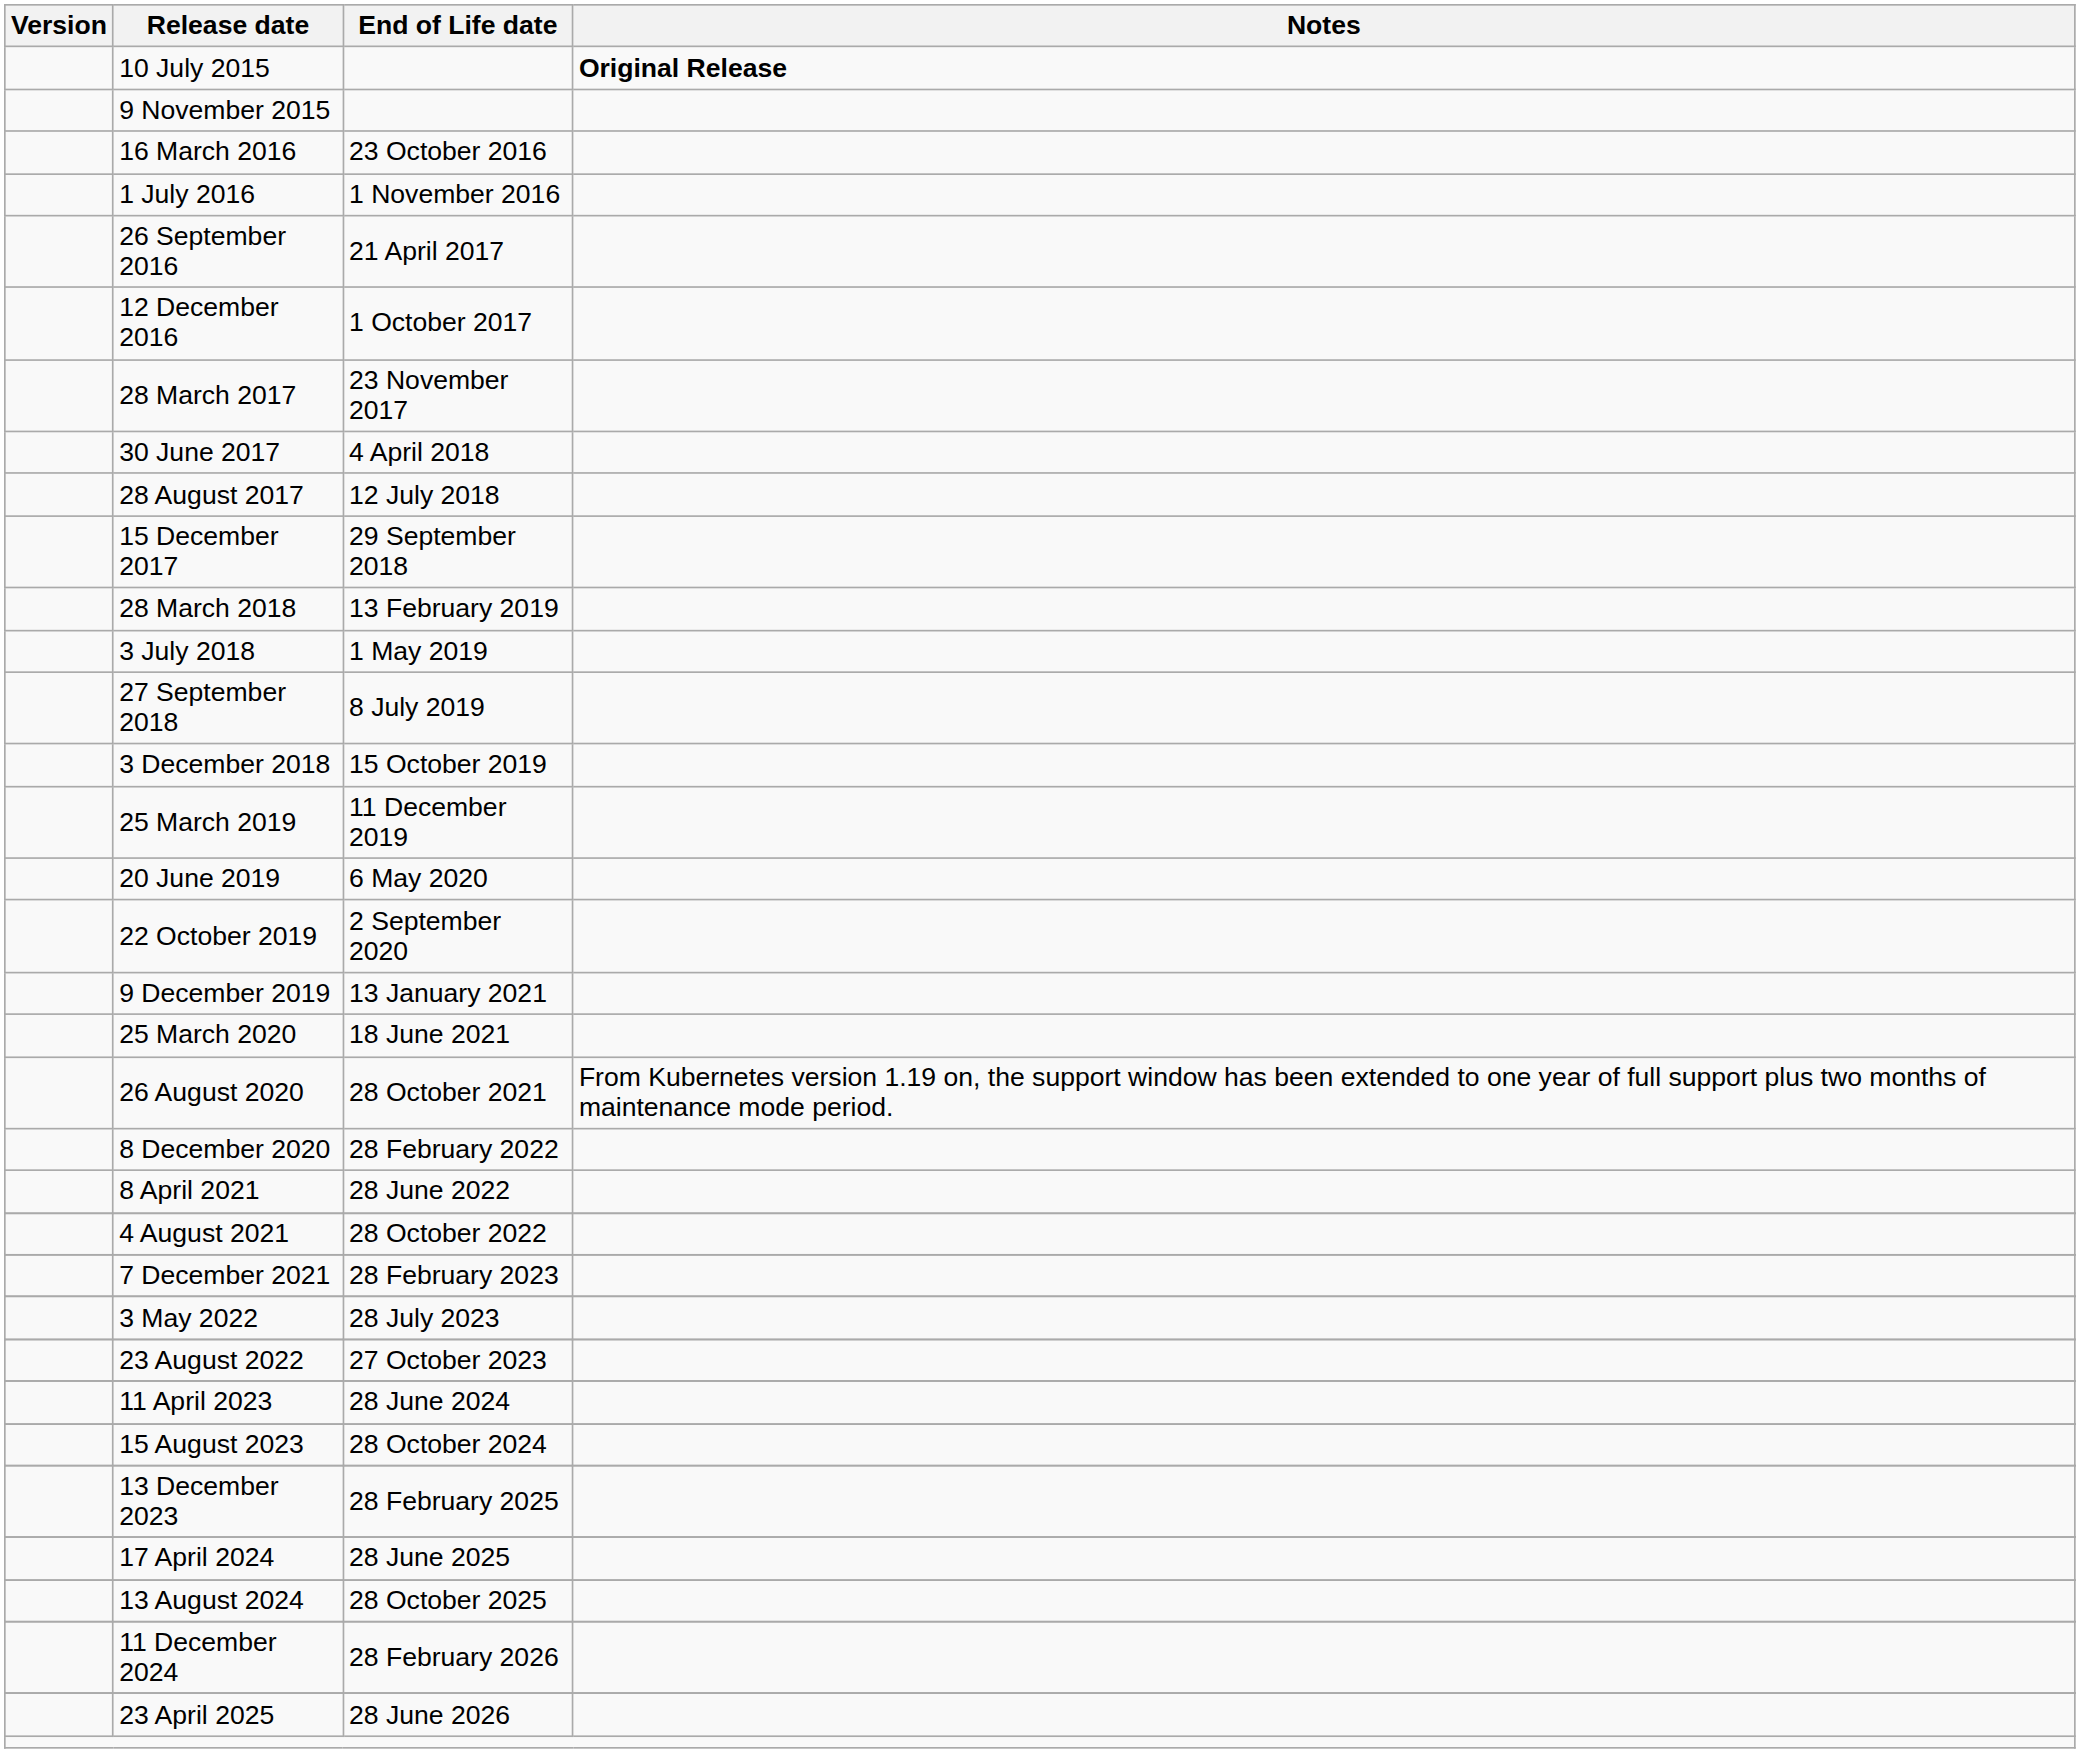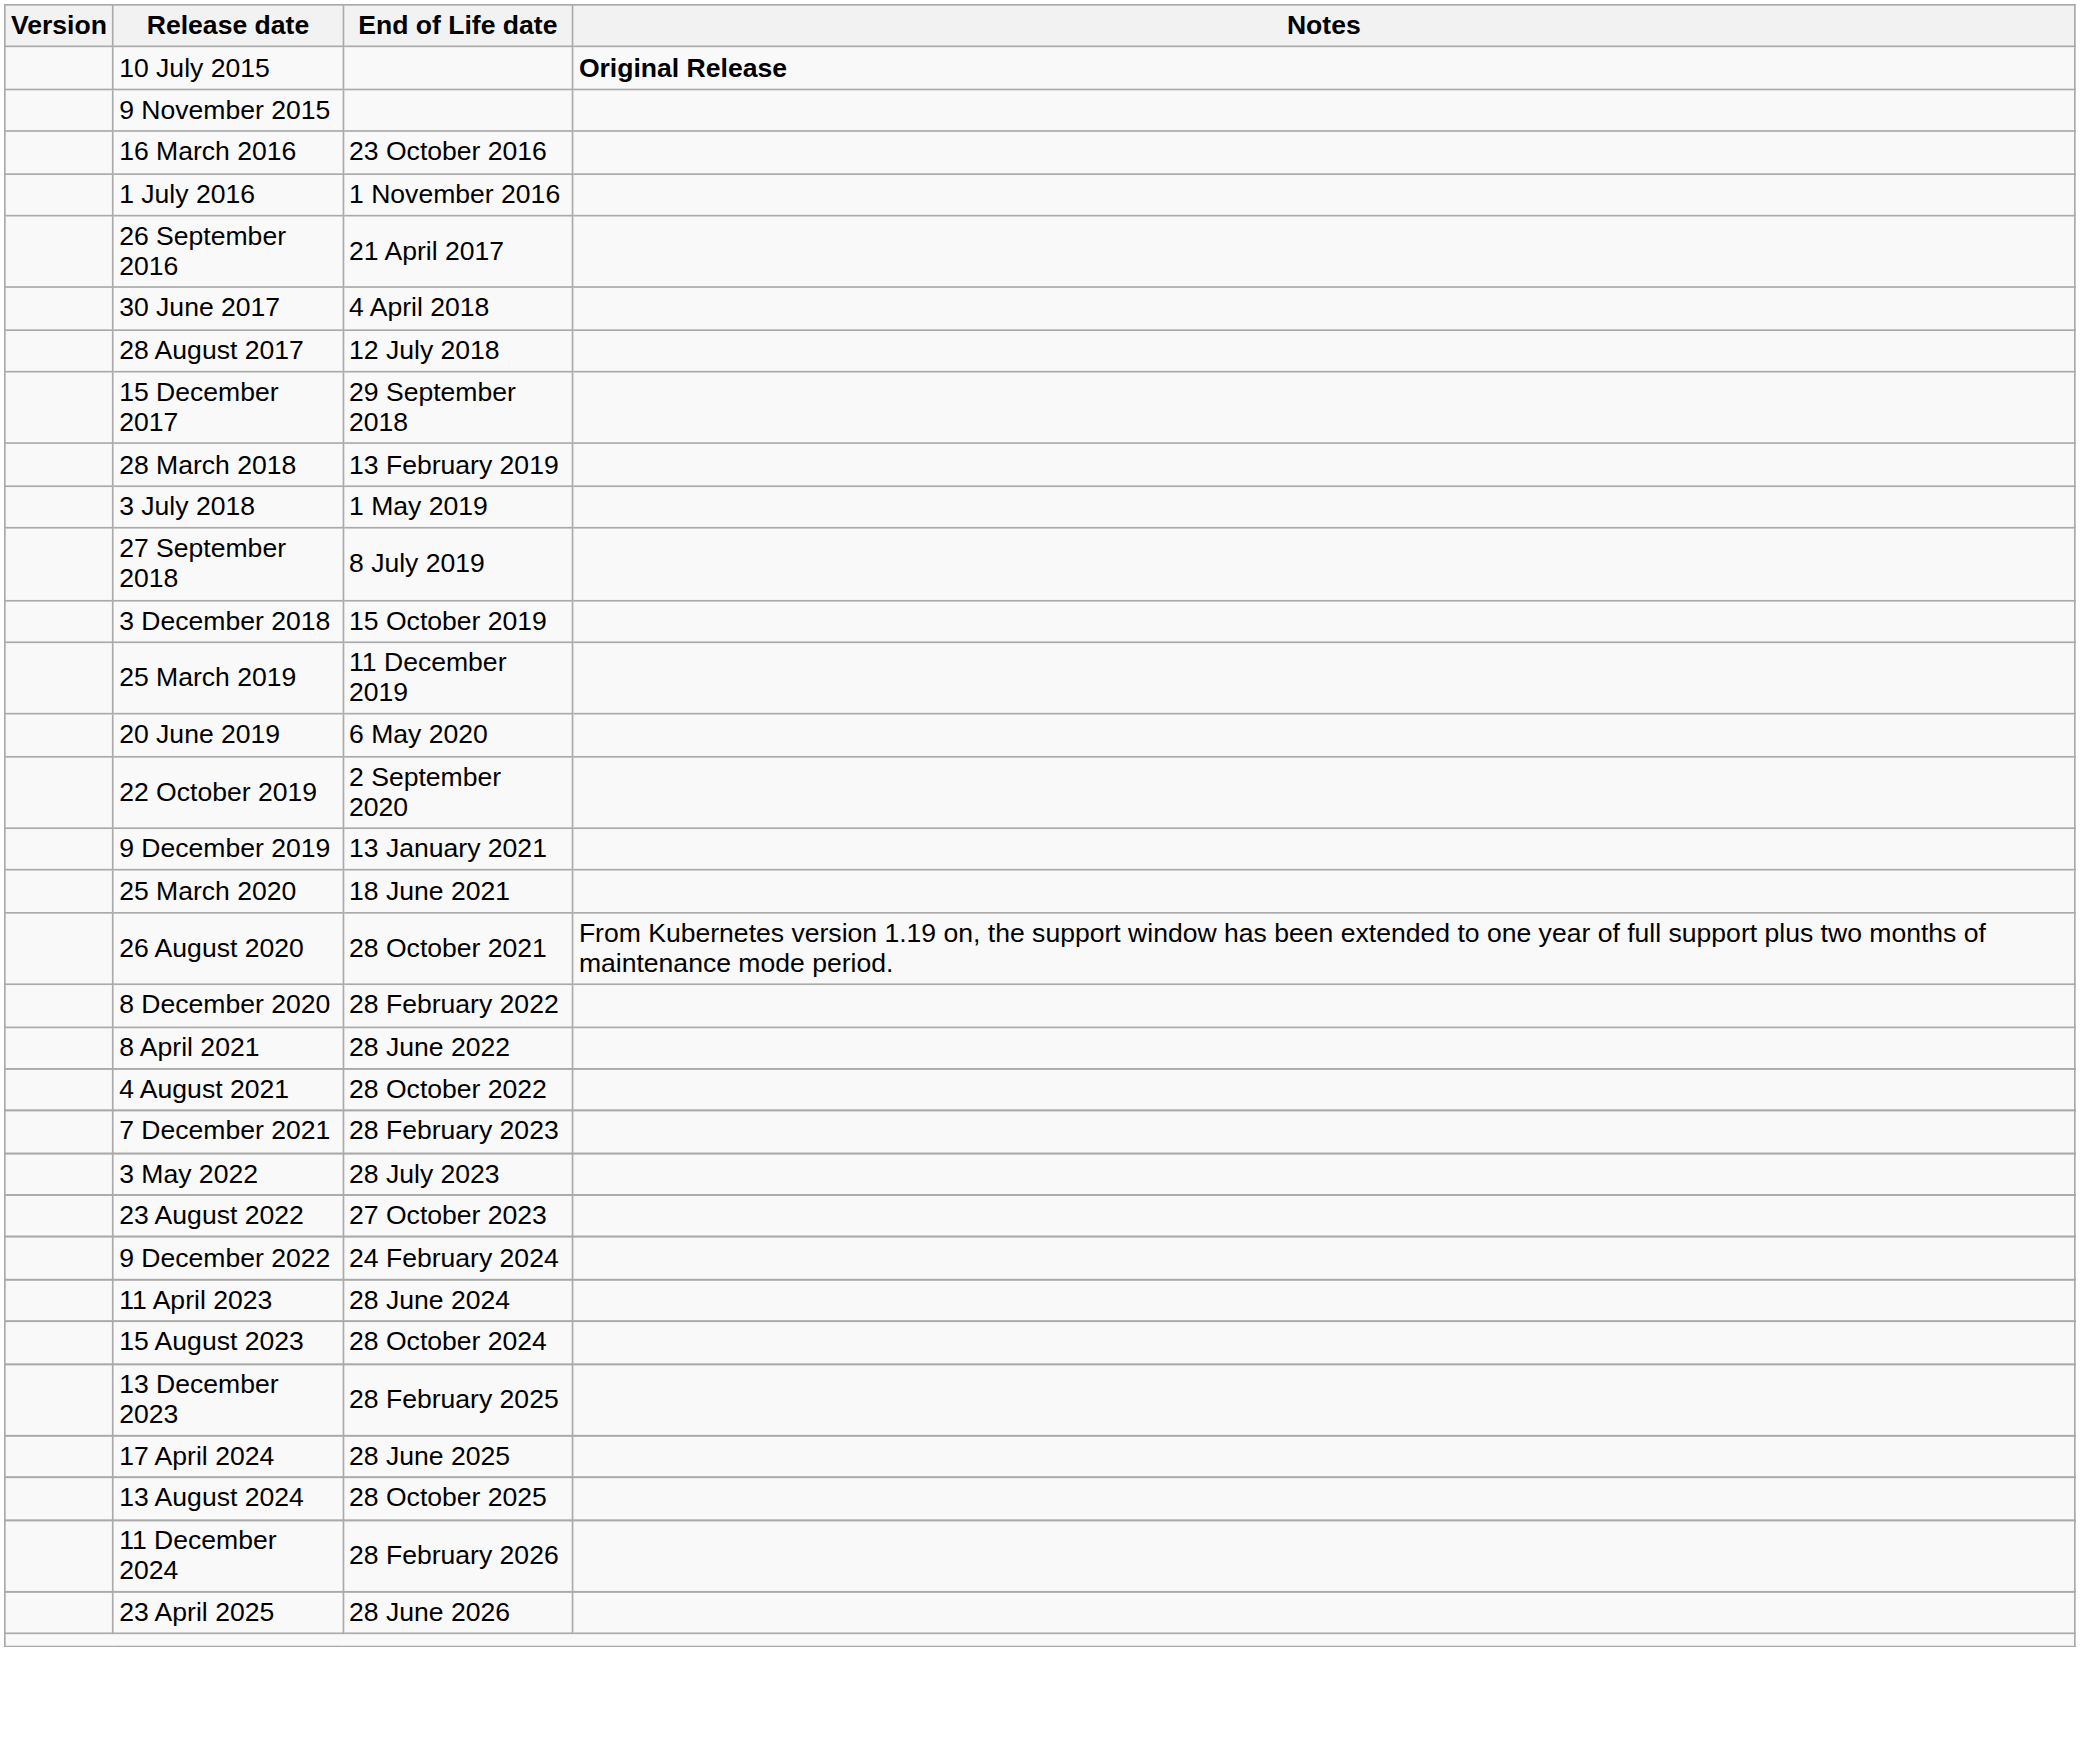- row: (199, 323)
- row: (208, 395)
+ row: (225, 1257)
